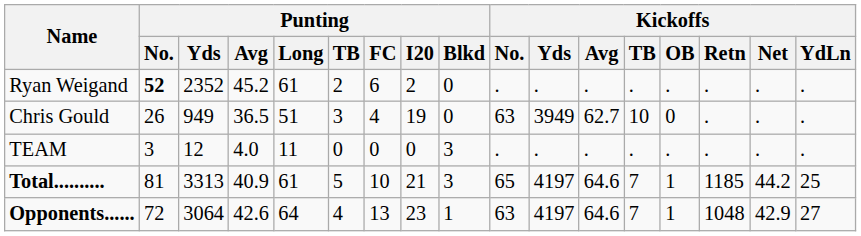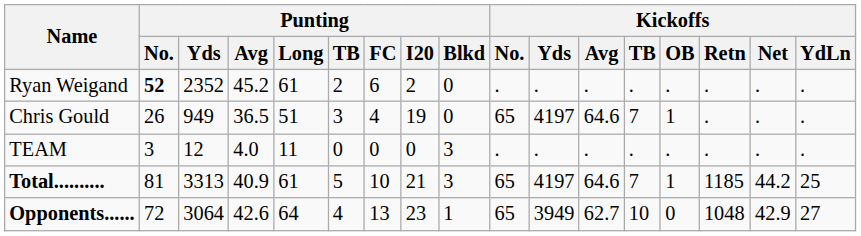(505, 117) 63 -> (505, 117) 65
(554, 117) 3949 -> (554, 117) 4197
(602, 117) 62.7 -> (602, 117) 64.6
(639, 117) 10 -> (634, 117) 7
(670, 117) 0 -> (670, 117) 1
(505, 213) 63 -> (505, 213) 65
(554, 213) 4197 -> (554, 213) 3949
(602, 213) 64.6 -> (602, 213) 62.7
(634, 213) 7 -> (639, 213) 10
(670, 213) 1 -> (670, 213) 0
